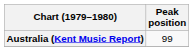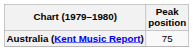(167, 38) 99 -> (167, 38) 75
